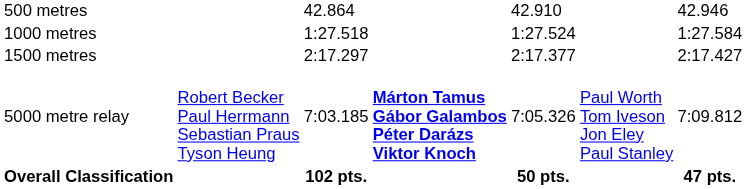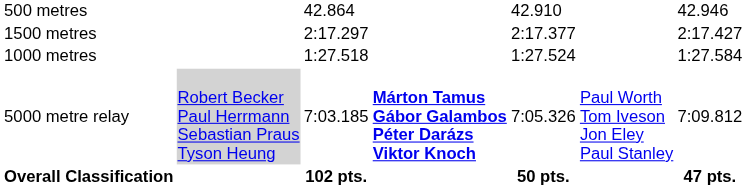rows swapped: (50, 33) <-> (50, 56)
(239, 125) no background -> (239, 125) lightgrey background
